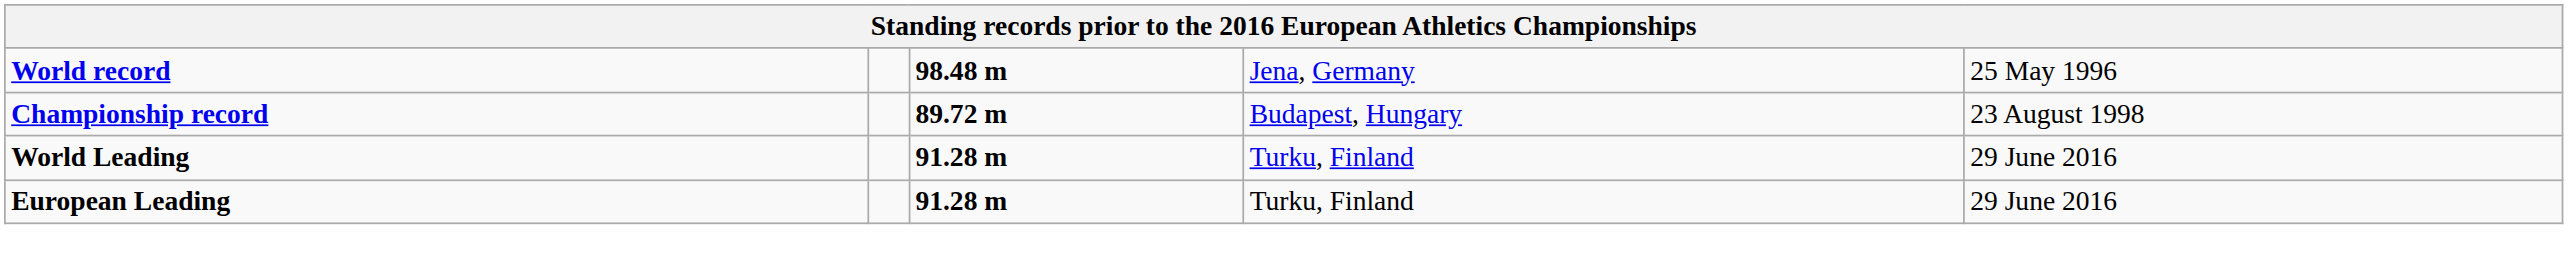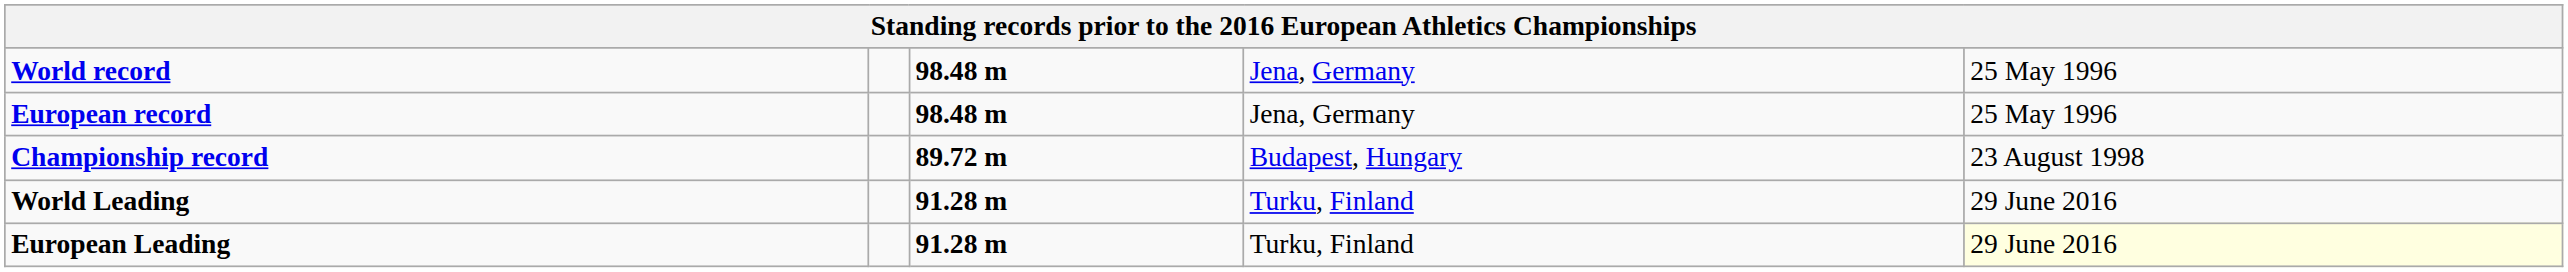+ row: (111, 113)
(2044, 200) no background -> (2044, 244) lightyellow background
